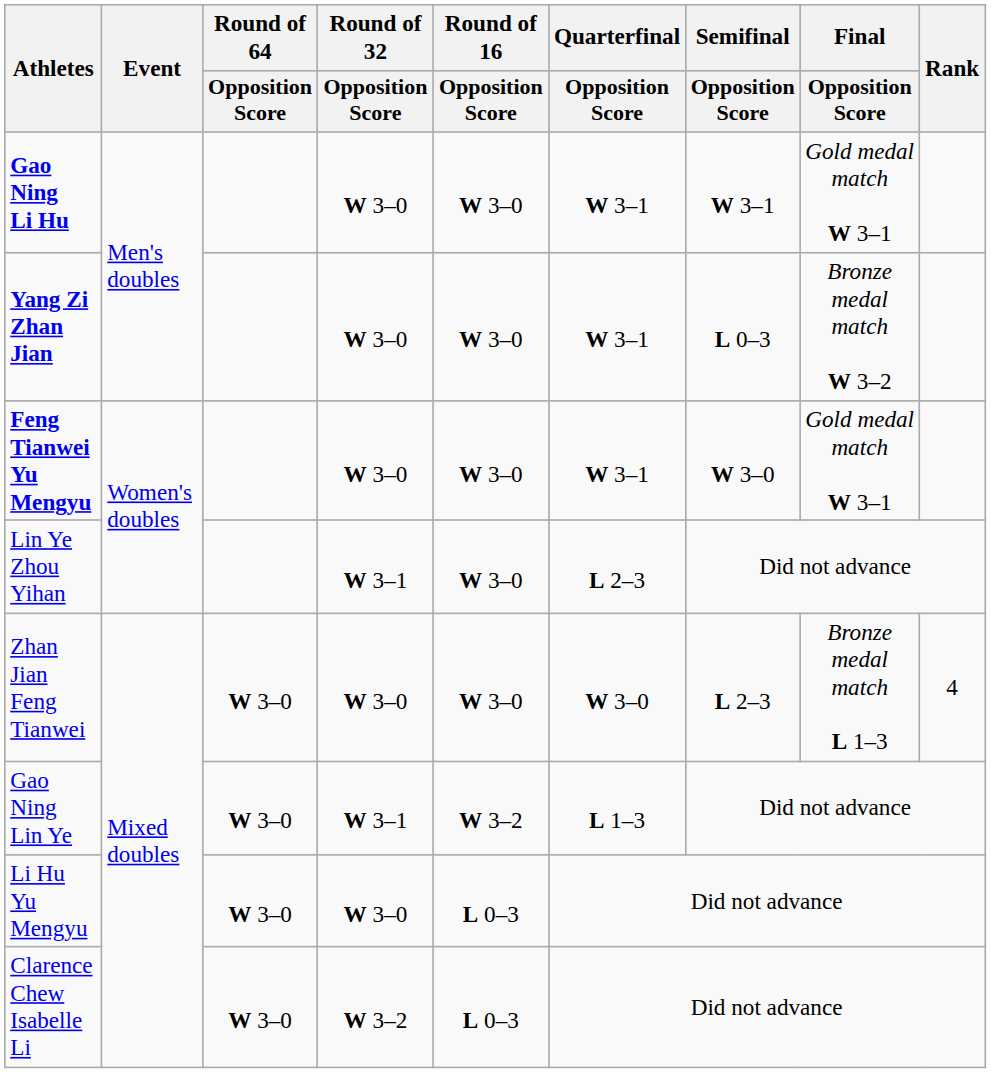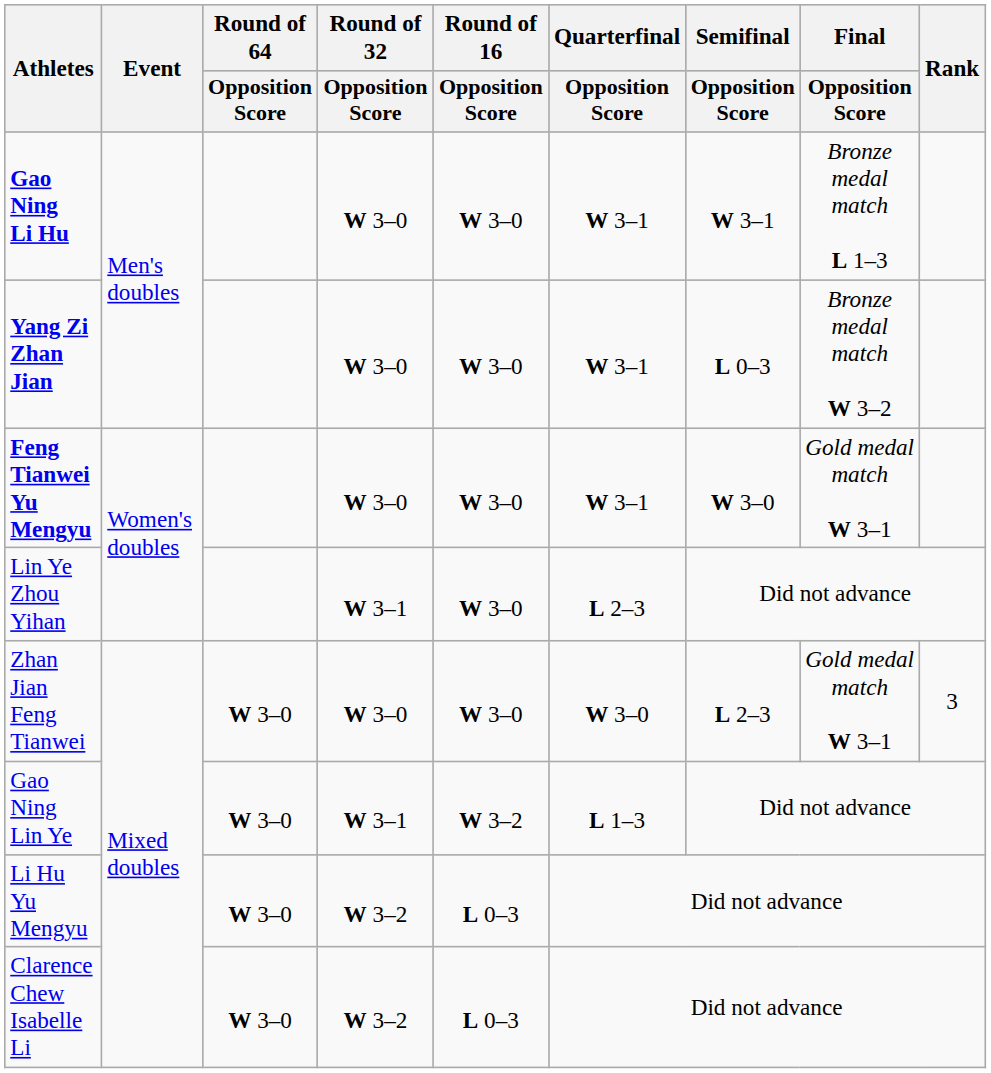(860, 192) Gold medal match W 3–1 -> (860, 206) Bronze medal match L 1–3
(860, 687) Bronze medal match L 1–3 -> (860, 701) Gold medal match W 3–1
(952, 687) 4 -> (952, 701) 3
(375, 914) W 3–0 -> (375, 914) W 3–2
